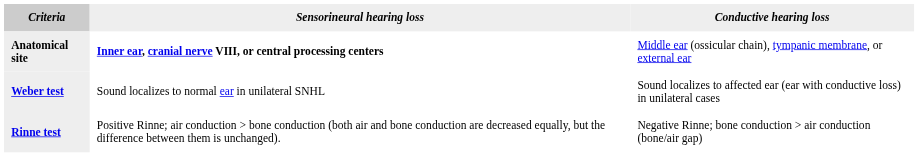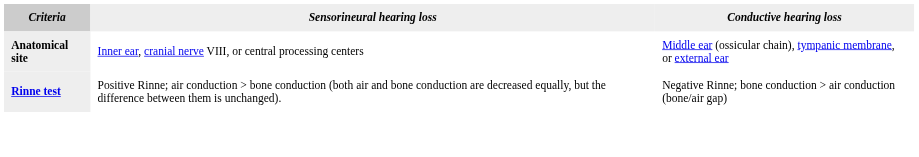(240, 51) bold -> (231, 51) normal
- row: (37, 91)
